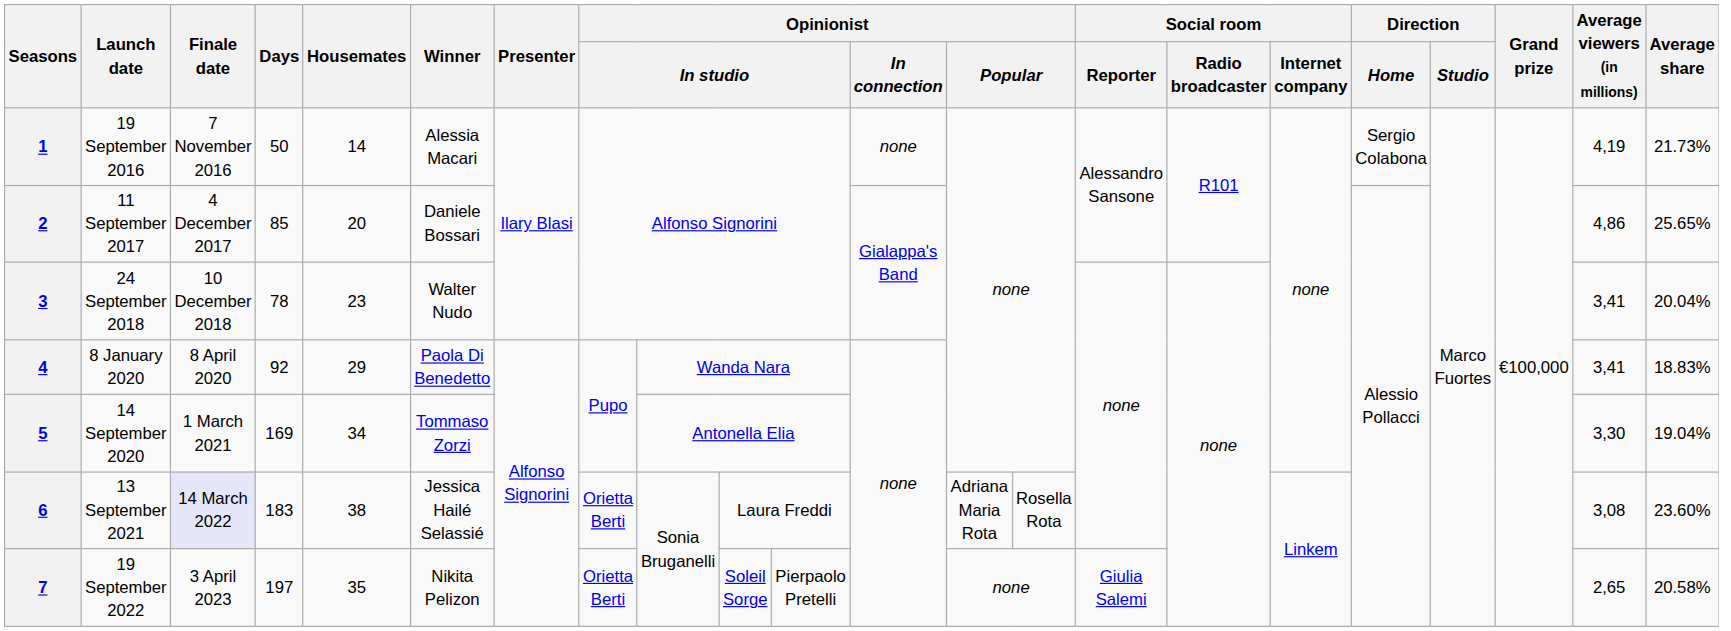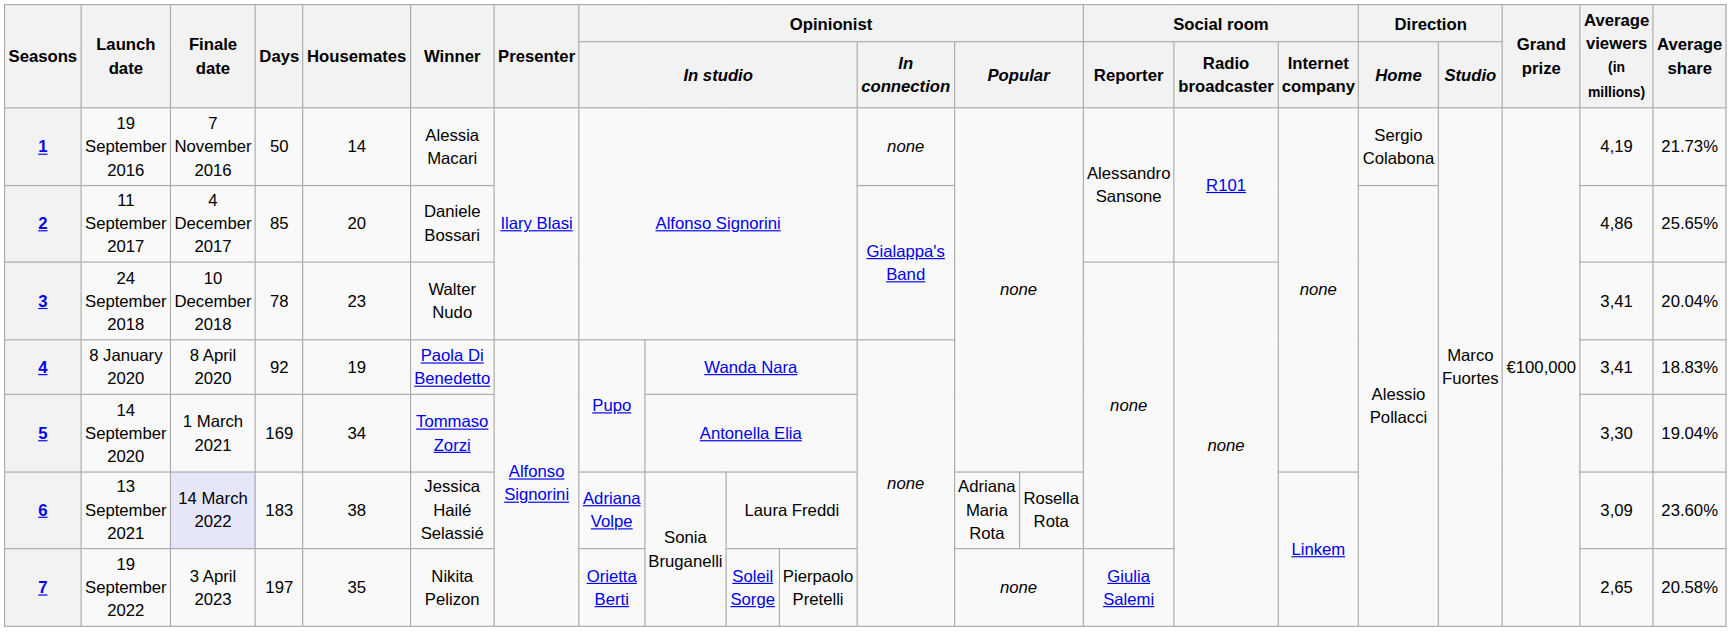(357, 367) 29 -> (357, 367) 19
(608, 511) Orietta Berti -> (612, 511) Adriana Volpe
(1609, 511) 3,08 -> (1617, 511) 3,09
